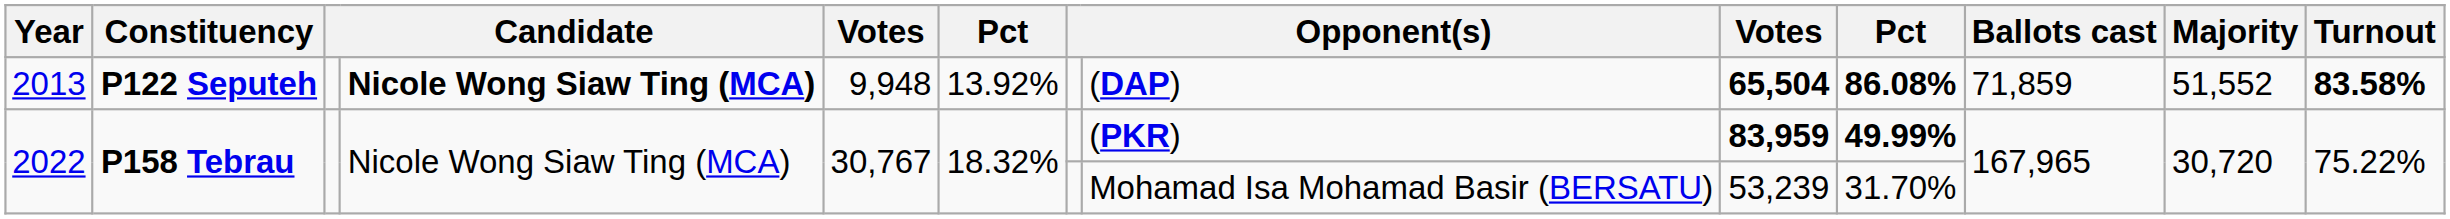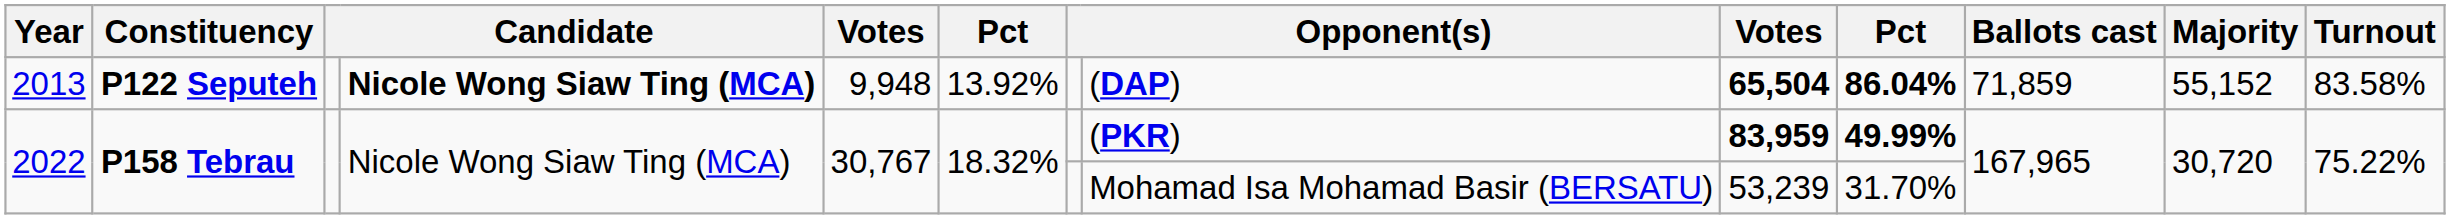(1900, 83) 86.08% -> (1900, 83) 86.04%
(2222, 83) 51,552 -> (2222, 83) 55,152
(2370, 83) bold -> (2370, 83) normal
